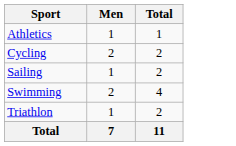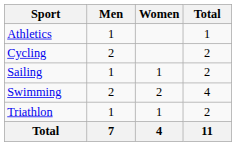+ column: (159, 14)
